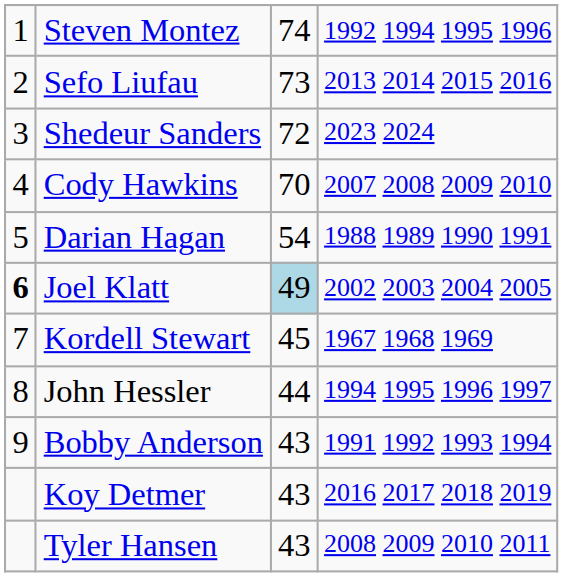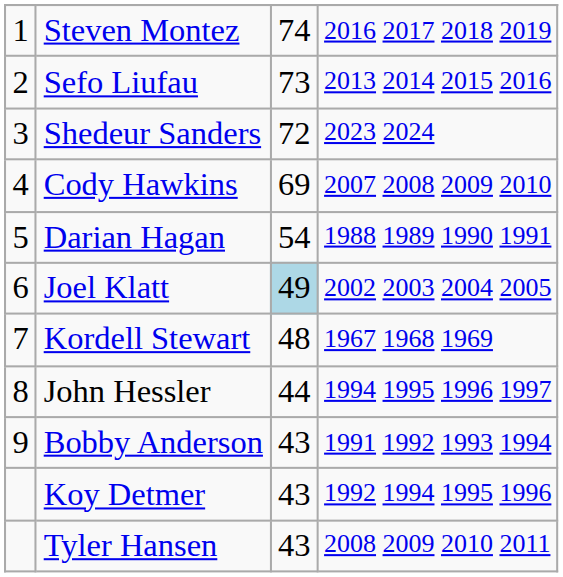(438, 30) 1992 1994 1995 1996 -> (438, 30) 2016 2017 2018 2019
(294, 184) 70 -> (294, 184) 69
(21, 287) bold -> (21, 287) normal
(294, 339) 45 -> (294, 339) 48
(438, 493) 2016 2017 2018 2019 -> (438, 493) 1992 1994 1995 1996
